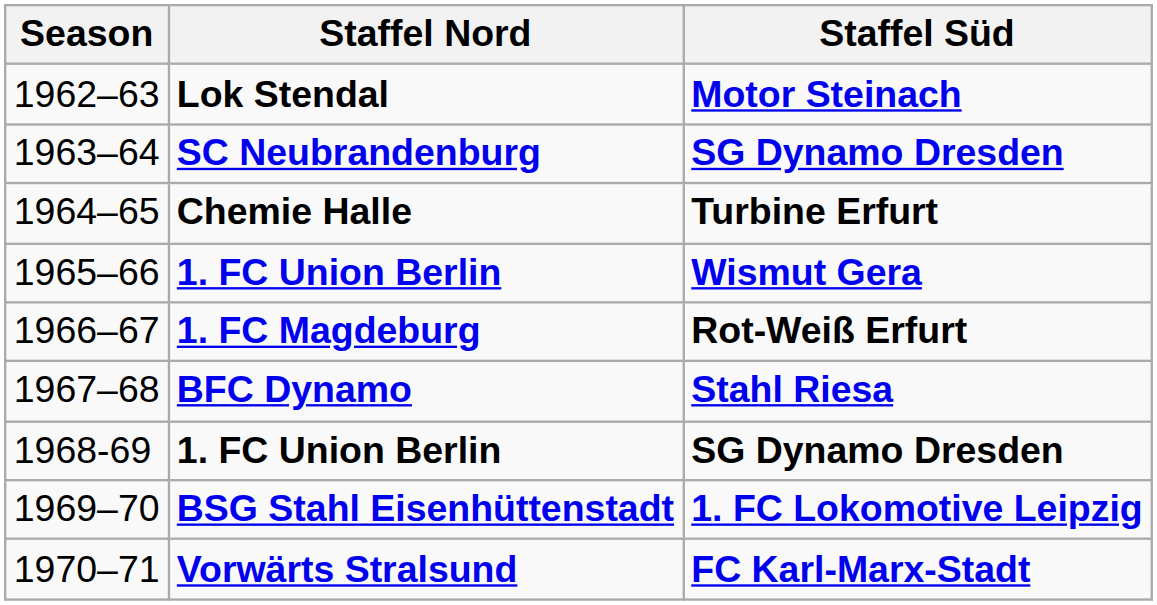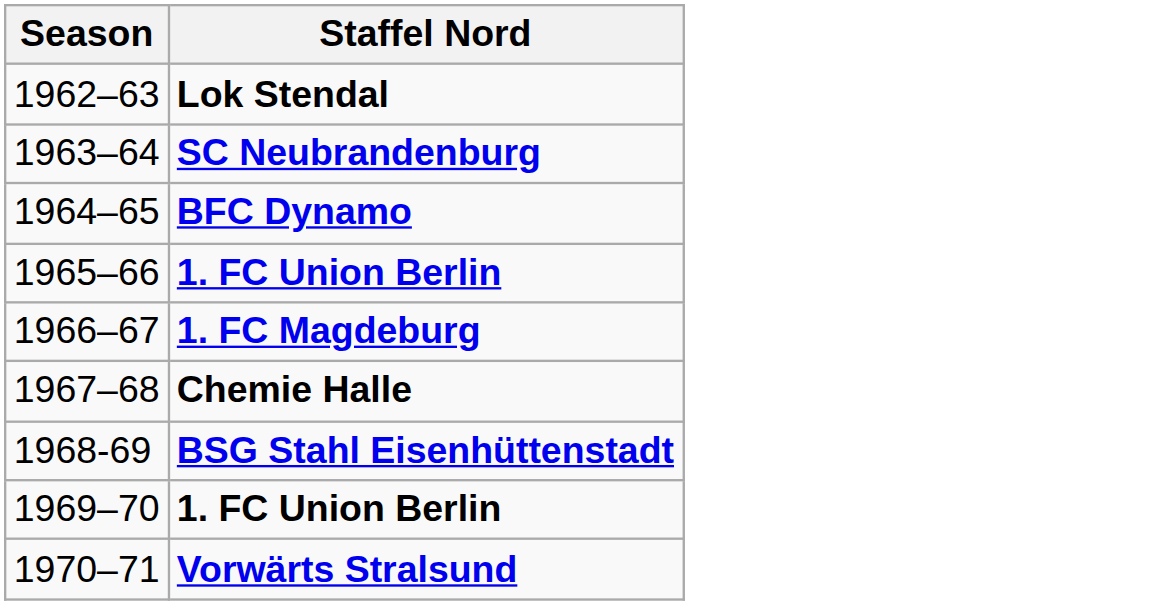- column: (917, 34)
(294, 212) Chemie Halle -> (294, 212) BFC Dynamo
(294, 390) BFC Dynamo -> (294, 390) Chemie Halle
(339, 449) 1. FC Union Berlin -> (425, 449) BSG Stahl Eisenhüttenstadt
(425, 509) BSG Stahl Eisenhüttenstadt -> (339, 509) 1. FC Union Berlin
